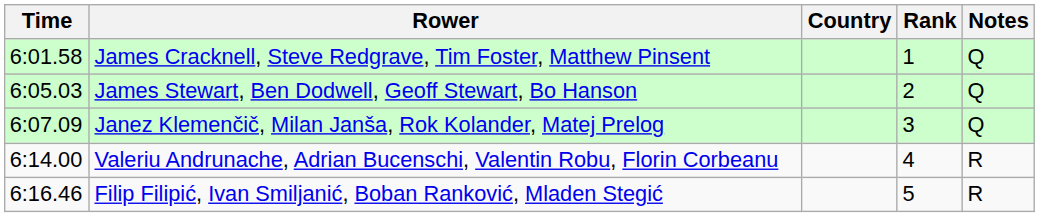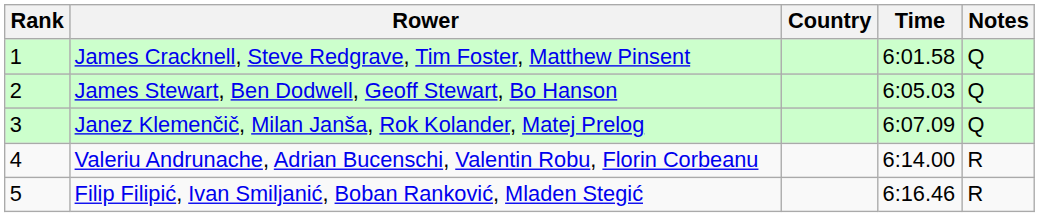columns swapped: (930, 21) <-> (47, 21)
